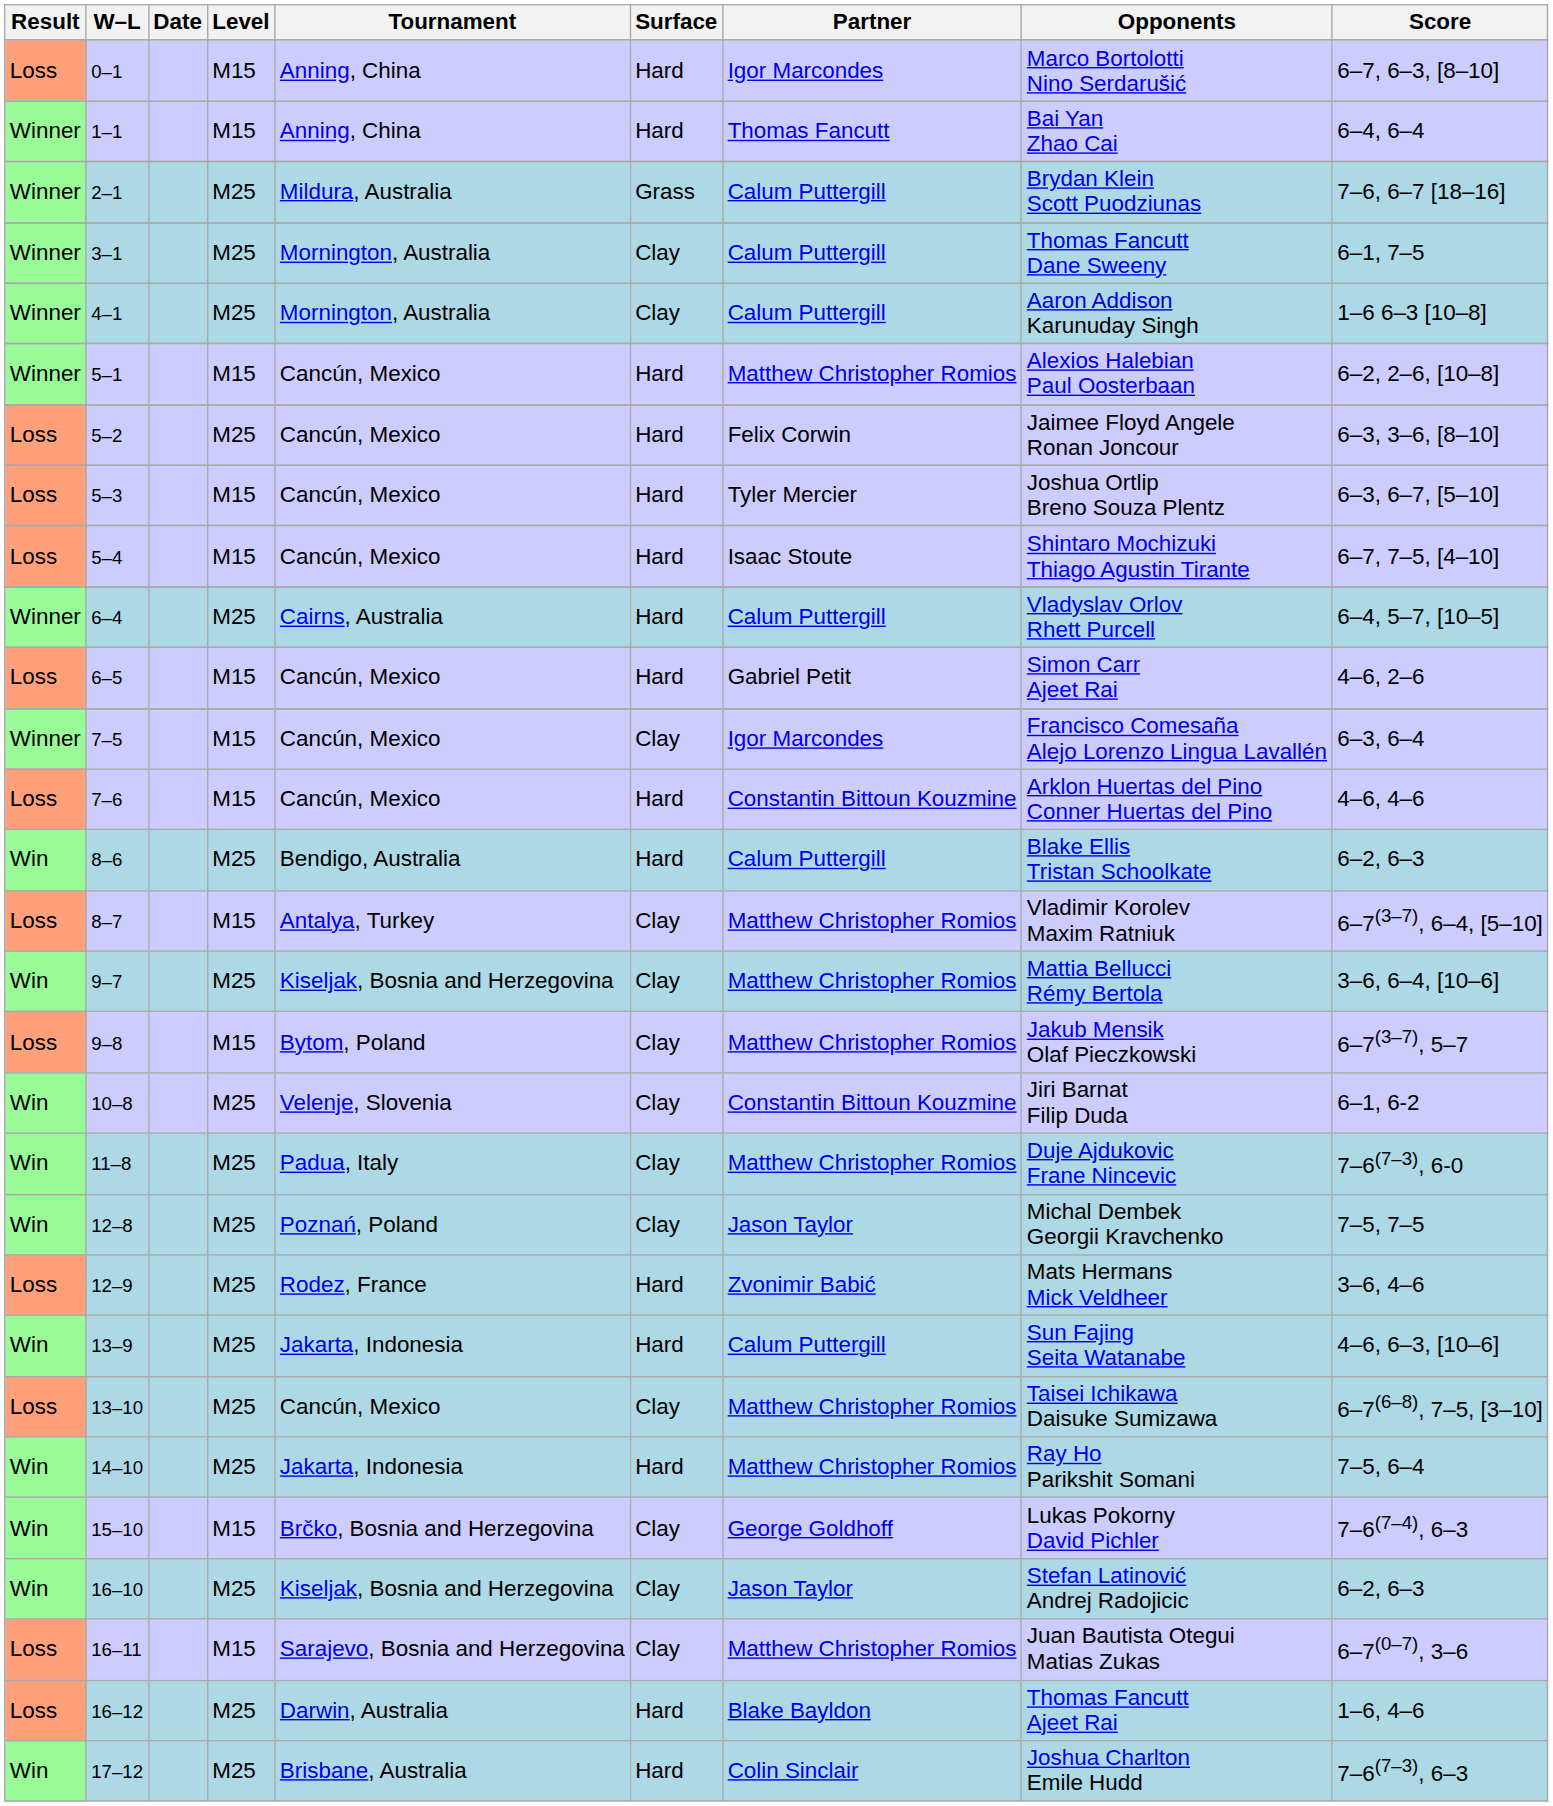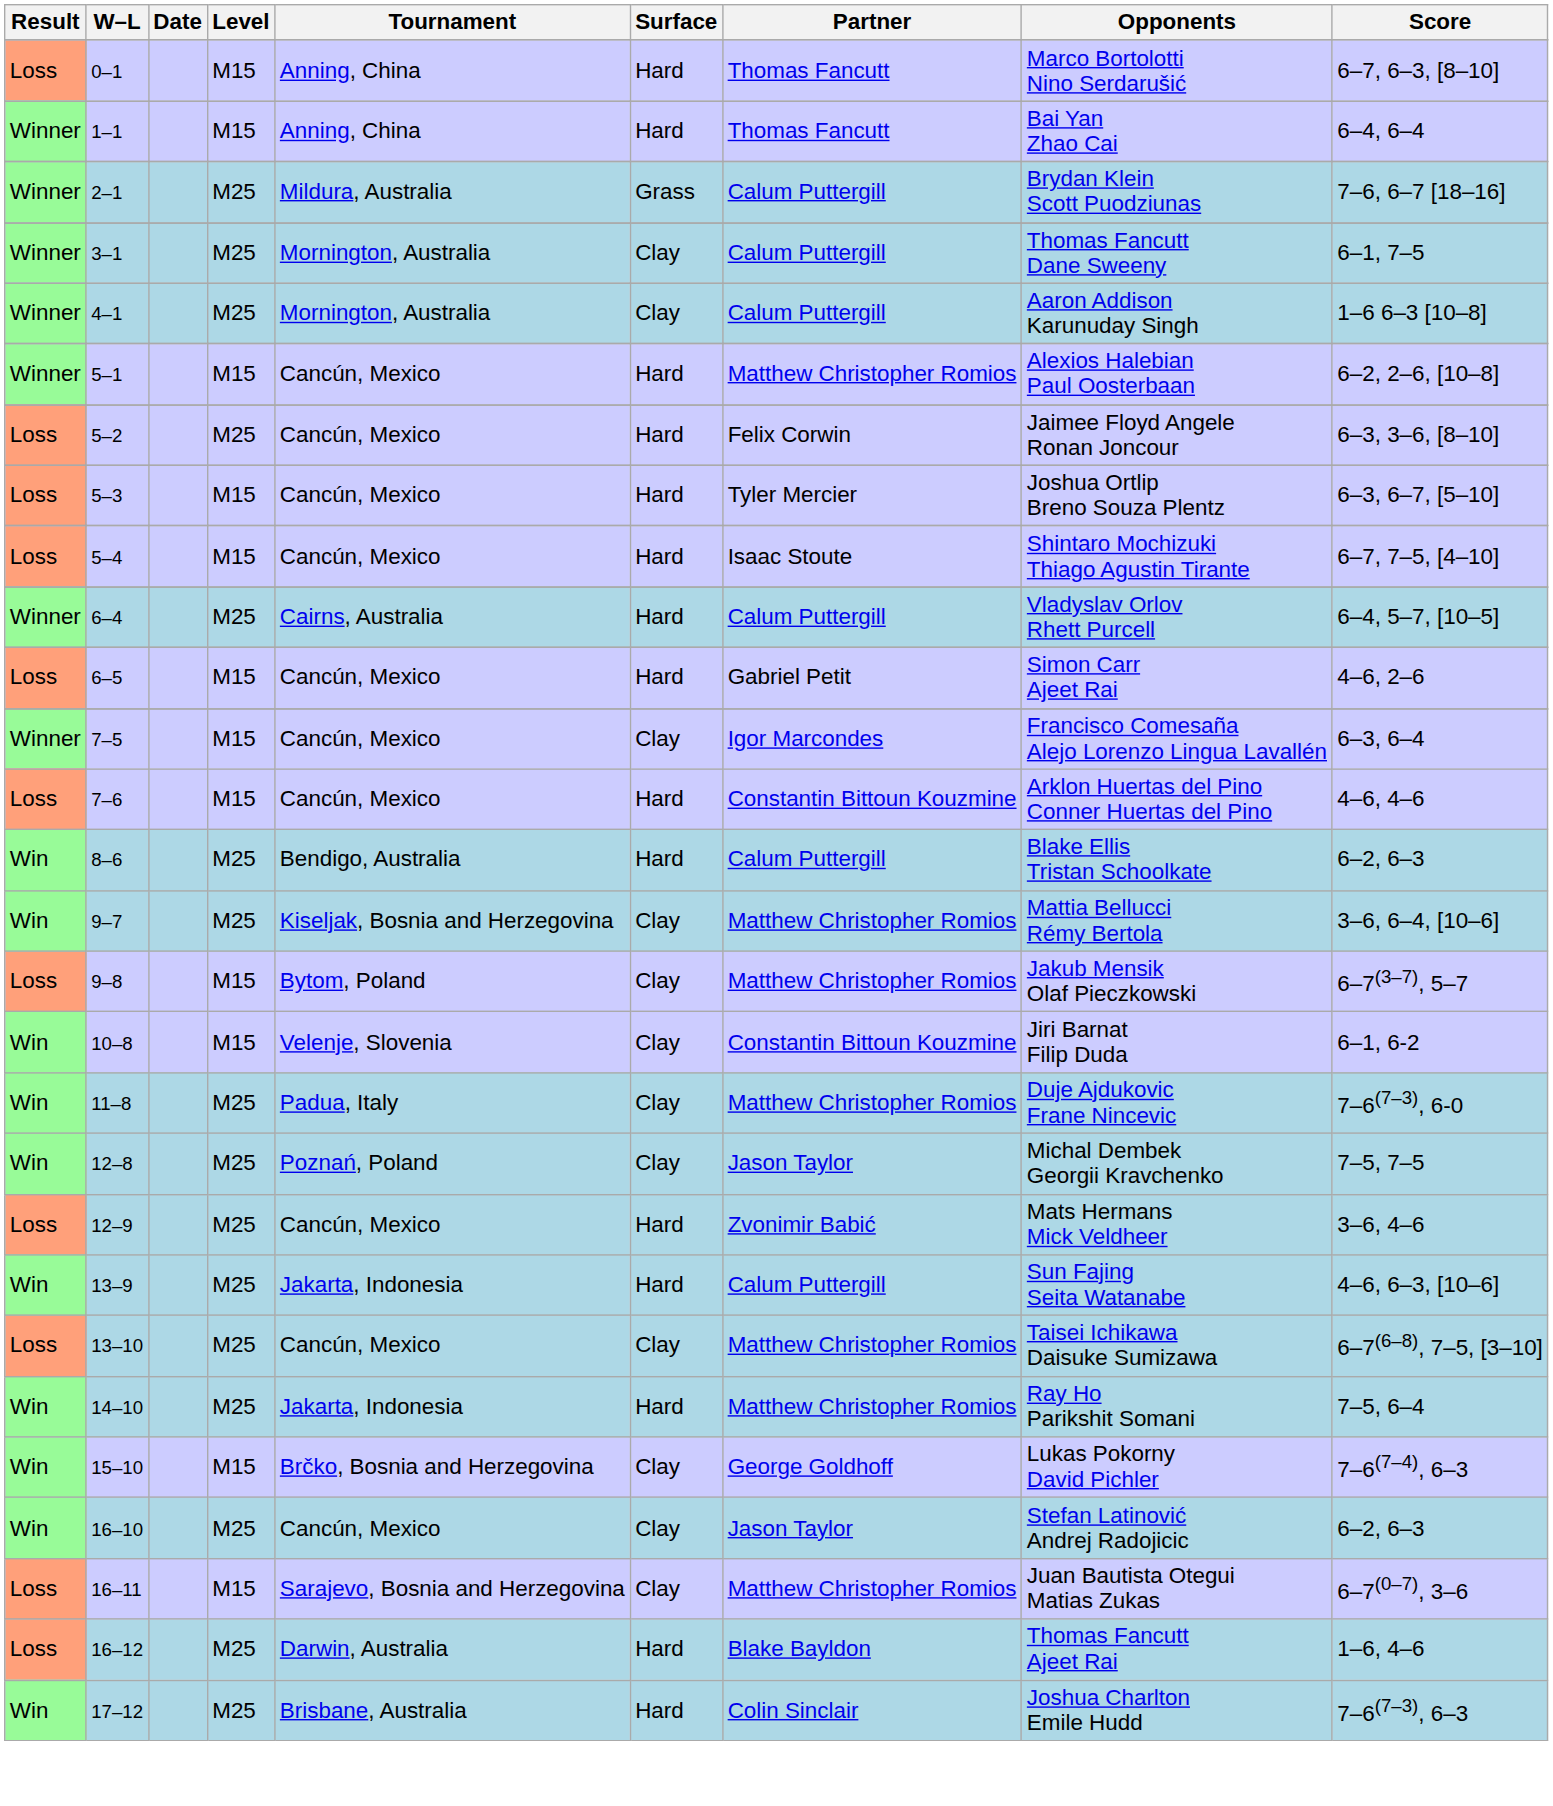(805, 70) Igor Marcondes -> (809, 70) Thomas Fancutt
- row: (107, 921)
(234, 1102) M25 -> (234, 1041) M15
(353, 1284) Rodez, France -> (360, 1224) Cancún, Mexico
(447, 1588) Kiseljak, Bosnia and Herzegovina -> (360, 1527) Cancún, Mexico
